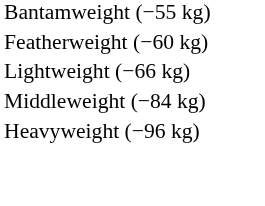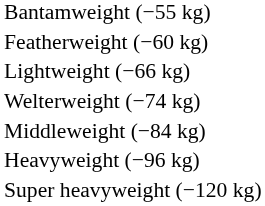+ row: (102, 101)
+ row: (133, 190)
